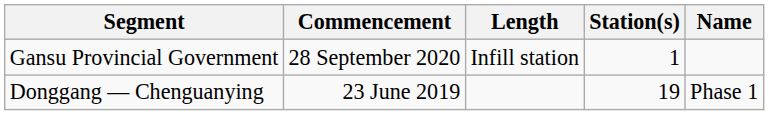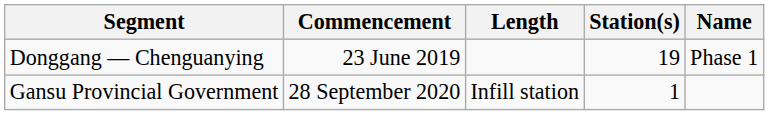rows swapped: (137, 92) <-> (144, 57)
